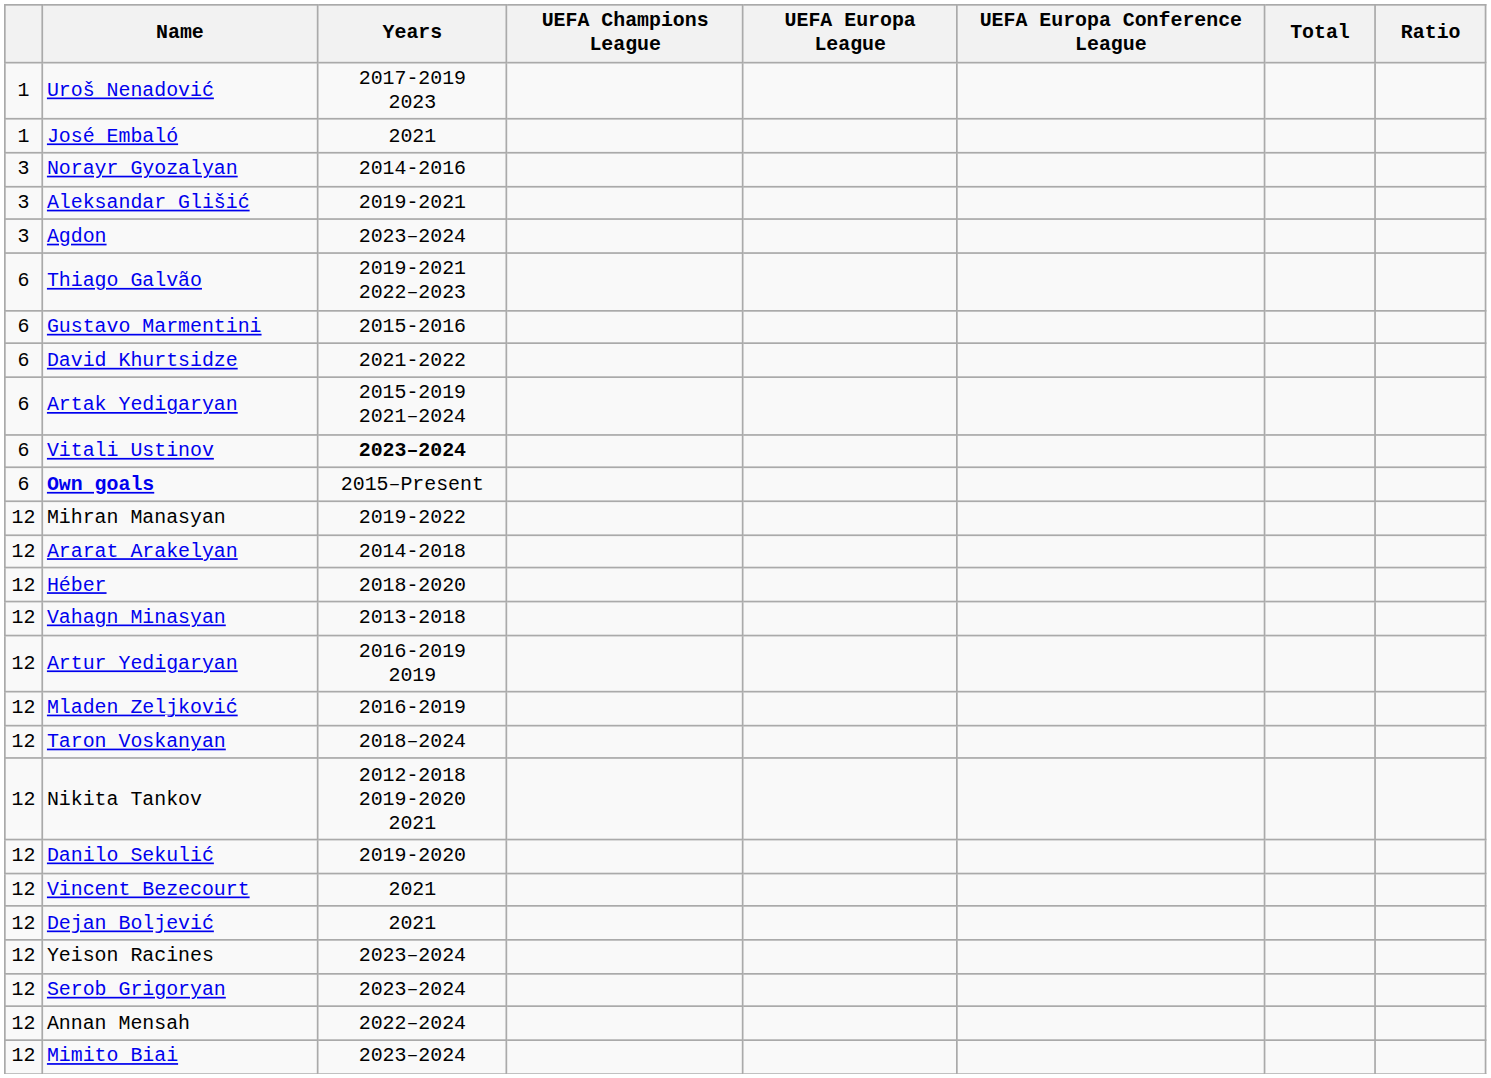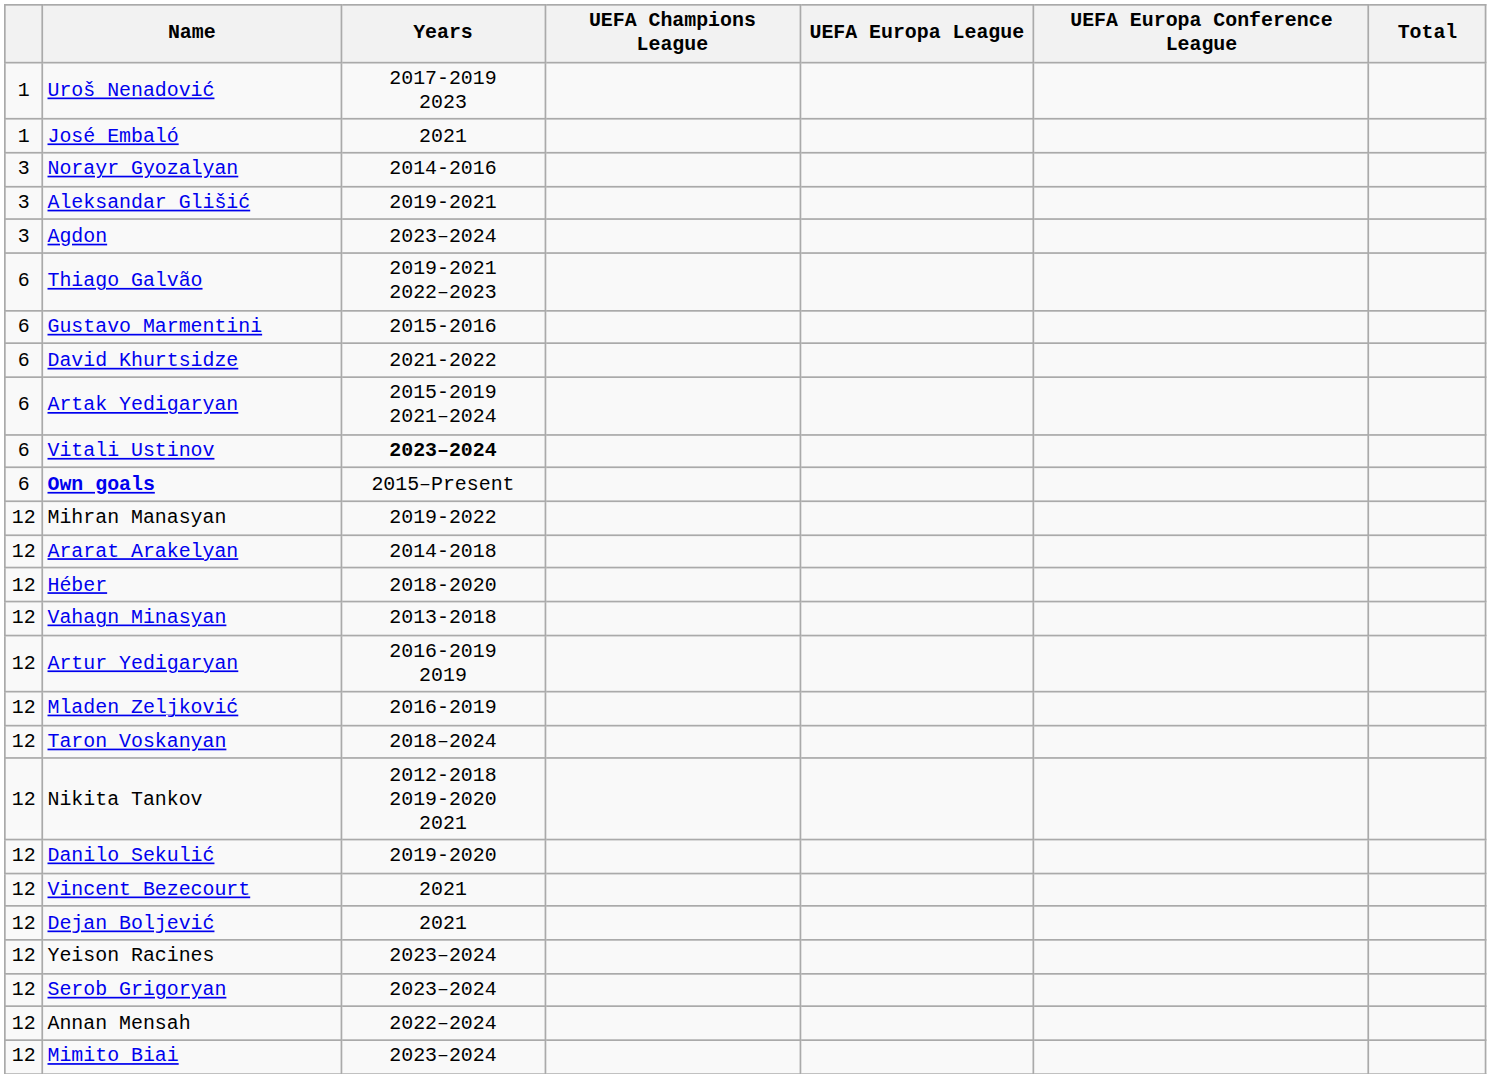- column: (1431, 33)
